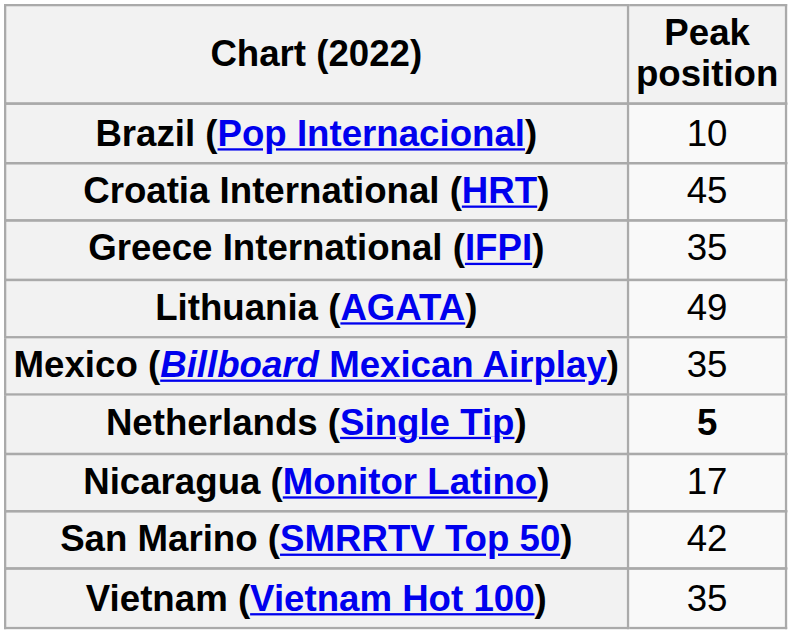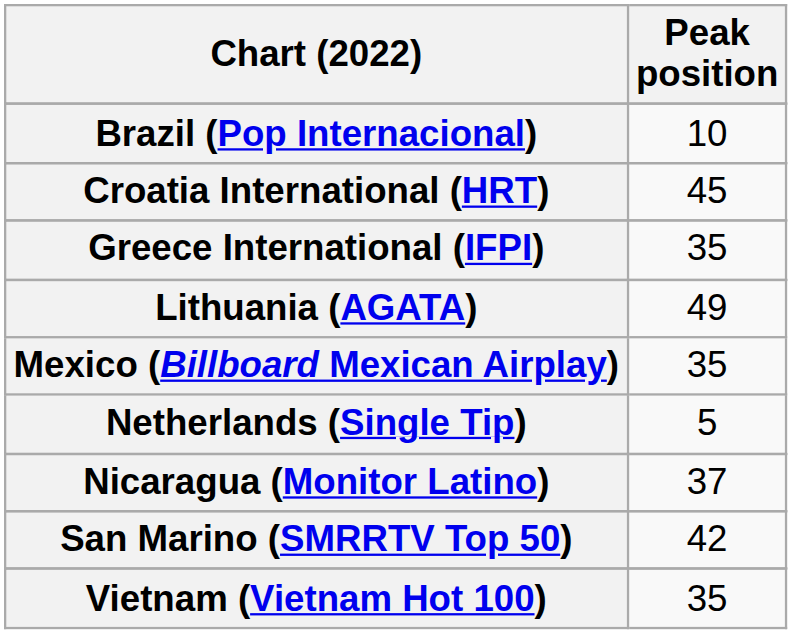(707, 423) bold -> (707, 423) normal
(707, 481) 17 -> (707, 481) 37
